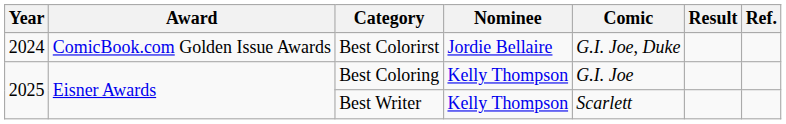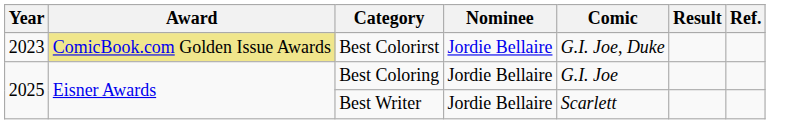(27, 47) 2024 -> (27, 47) 2023
(192, 47) no background -> (192, 47) khaki background
(508, 75) Kelly Thompson -> (500, 75) Jordie Bellaire
(508, 103) Kelly Thompson -> (500, 103) Jordie Bellaire
